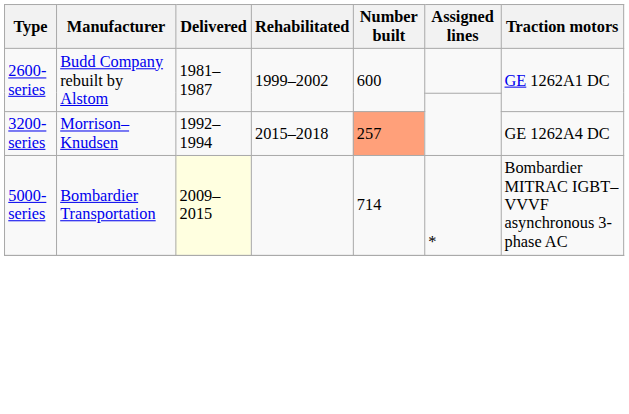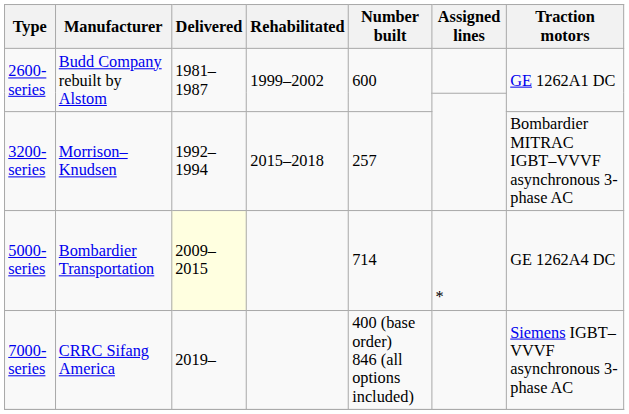(369, 133) lightsalmon background -> (364, 161) no background
(557, 133) GE 1262A4 DC -> (564, 161) Bombardier MITRAC IGBT–VVVF asynchronous 3-phase AC
(561, 205) Bombardier MITRAC IGBT–VVVF asynchronous 3-phase AC -> (563, 260) GE 1262A4 DC
+ row: (27, 359)
